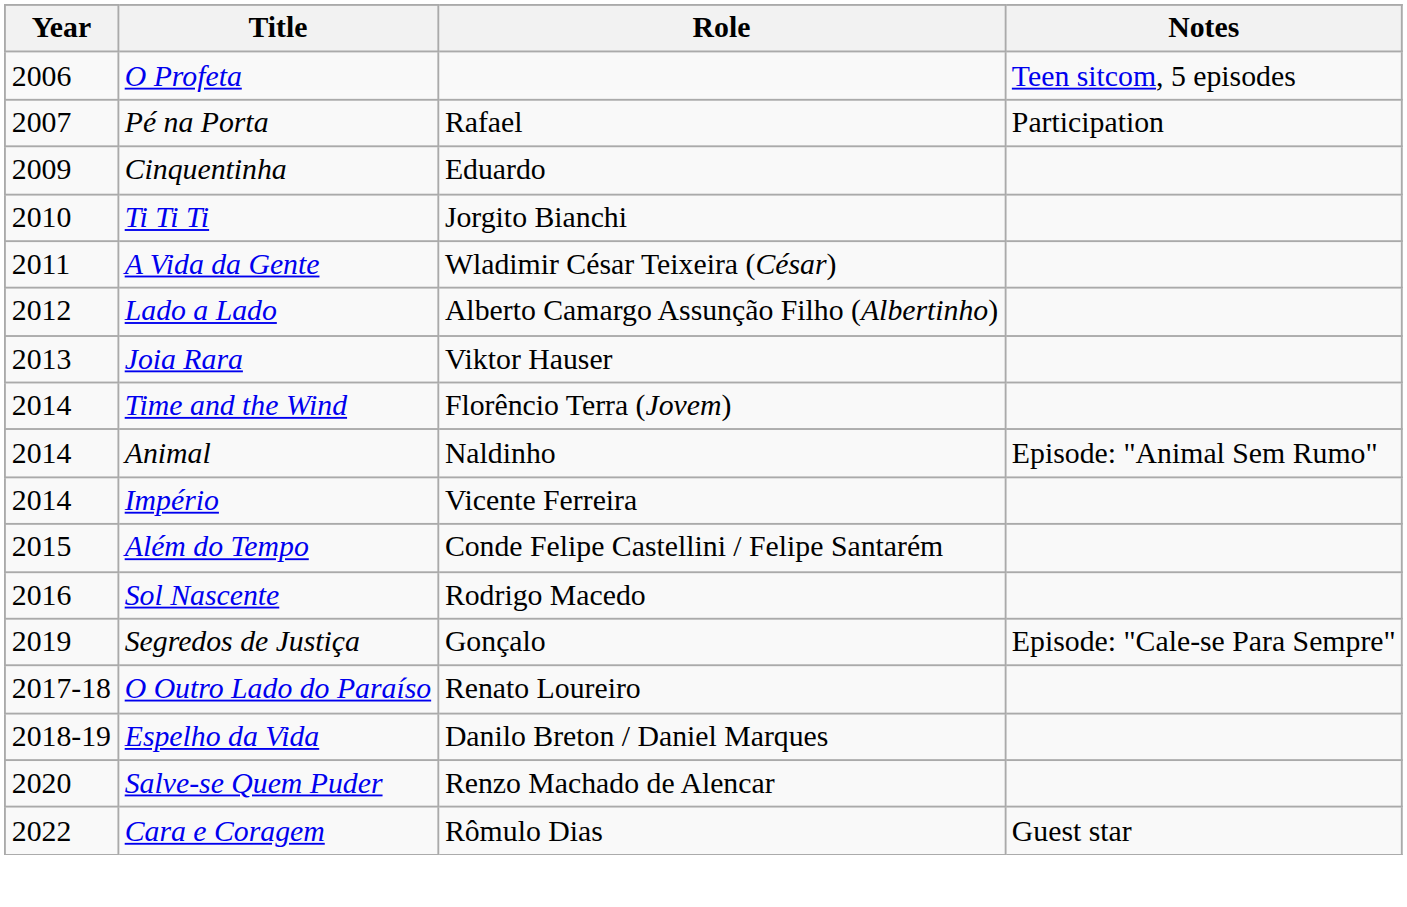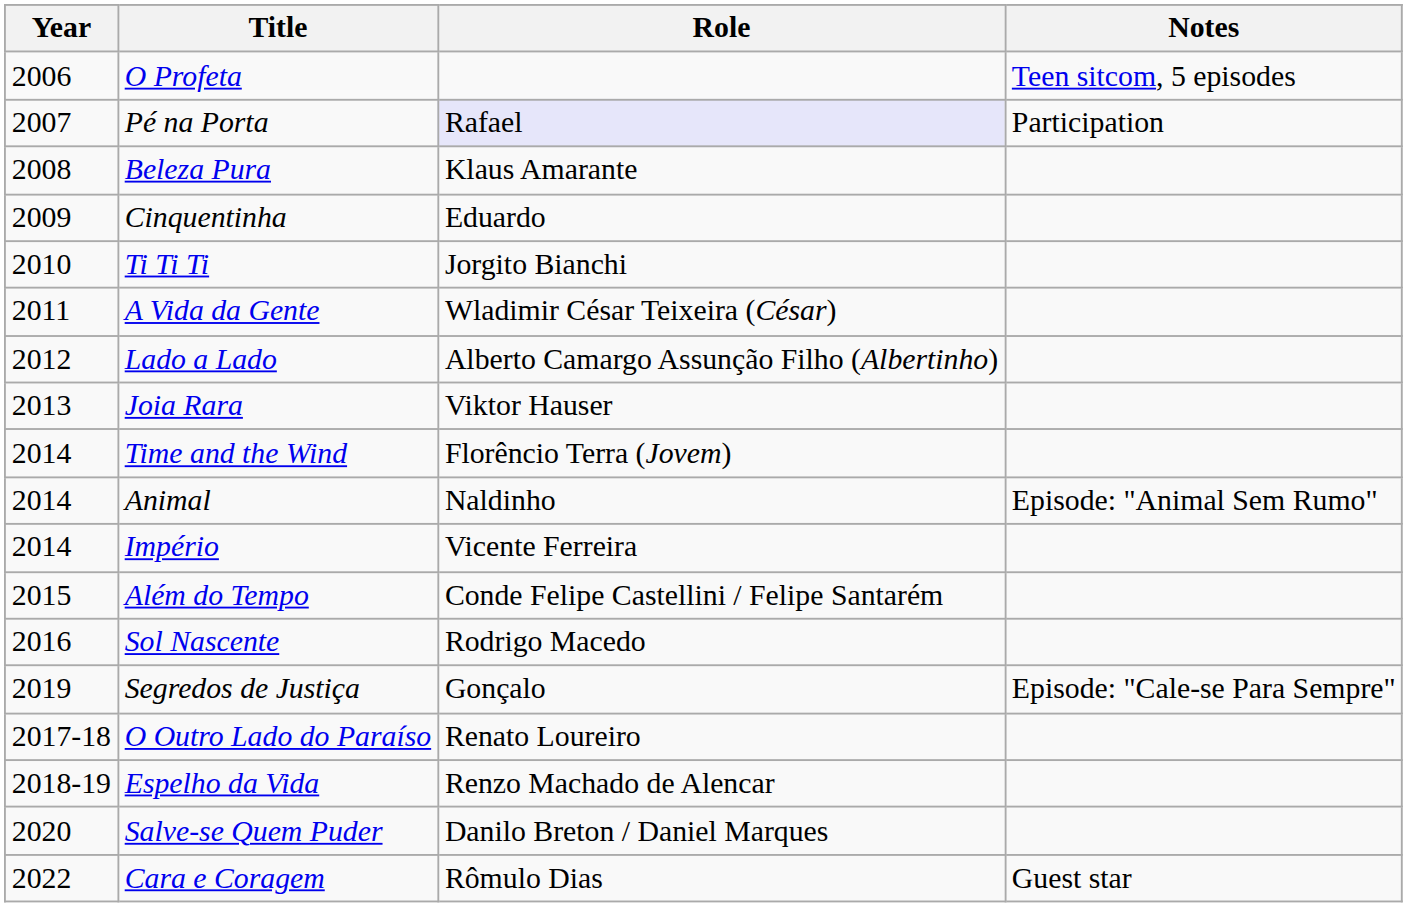(484, 122) no background -> (484, 122) lavender background
+ row: (198, 169)
(637, 736) Danilo Breton / Daniel Marques -> (610, 783) Renzo Machado de Alencar
(610, 783) Renzo Machado de Alencar -> (637, 830) Danilo Breton / Daniel Marques
